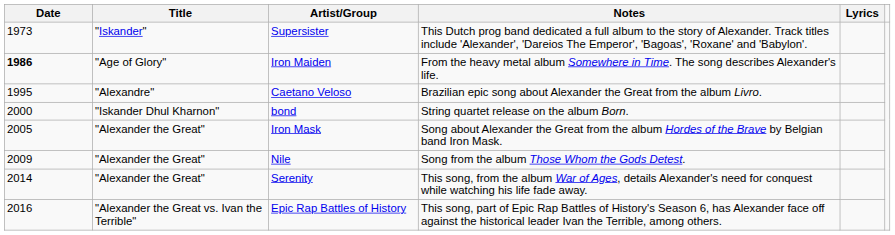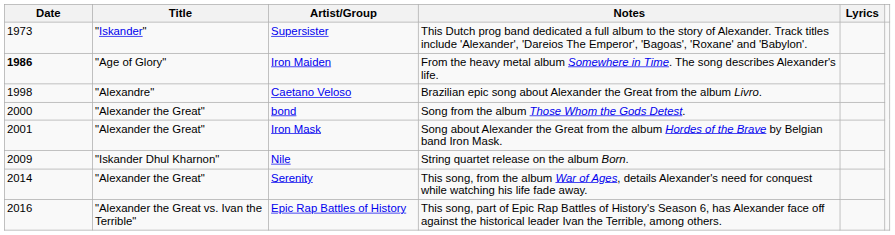(20, 93) 1995 -> (20, 93) 1998
(157, 111) "Iskander Dhul Kharnon" -> (150, 111) "Alexander the Great"
(525, 111) String quartet release on the album Born. -> (553, 111) Song from the album Those Whom the Gods Detest.
(20, 129) 2005 -> (20, 129) 2001
(150, 159) "Alexander the Great" -> (157, 159) "Iskander Dhul Kharnon"
(553, 159) Song from the album Those Whom the Gods Detest. -> (525, 159) String quartet release on the album Born.
